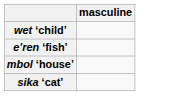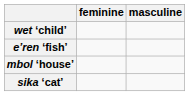+ column: (101, 13)
